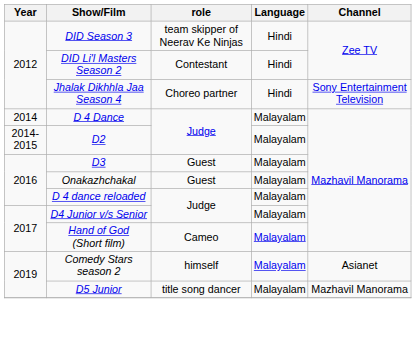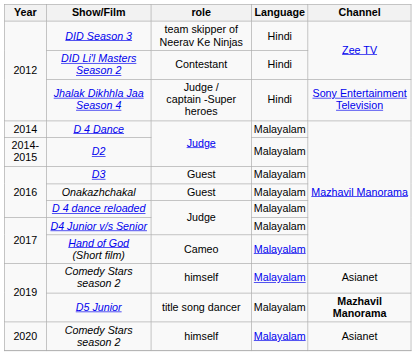(201, 94) Choreo partner -> (201, 100) Judge / captain -Super heroes
(360, 289) normal -> (360, 307) bold
+ row: (25, 336)
